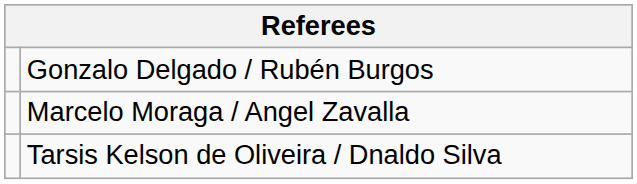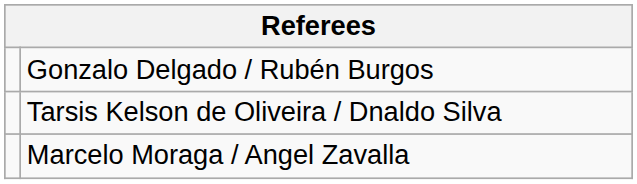rows swapped: (264, 155) <-> (218, 112)
